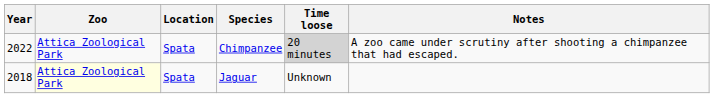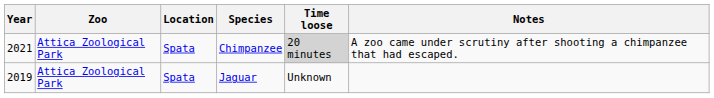(20, 48) 2022 -> (20, 48) 2021
(20, 78) 2018 -> (20, 78) 2019
(91, 78) lightyellow background -> (91, 78) no background
